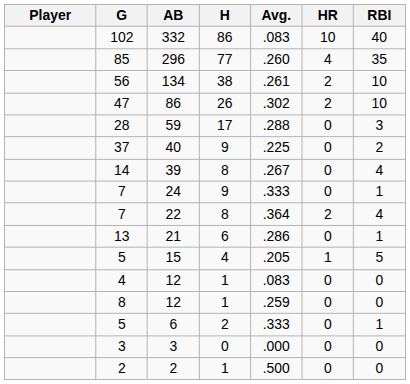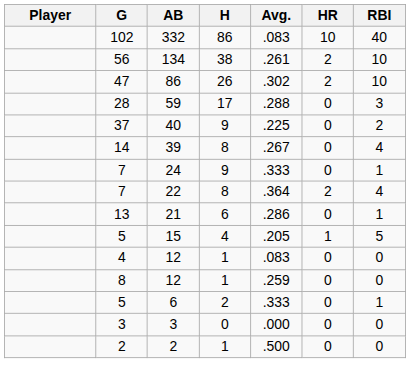- row: (122, 59)
